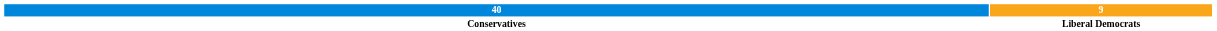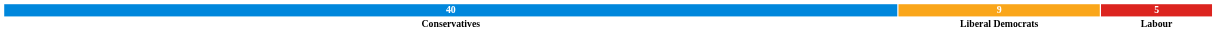+ column: (1157, 10)
